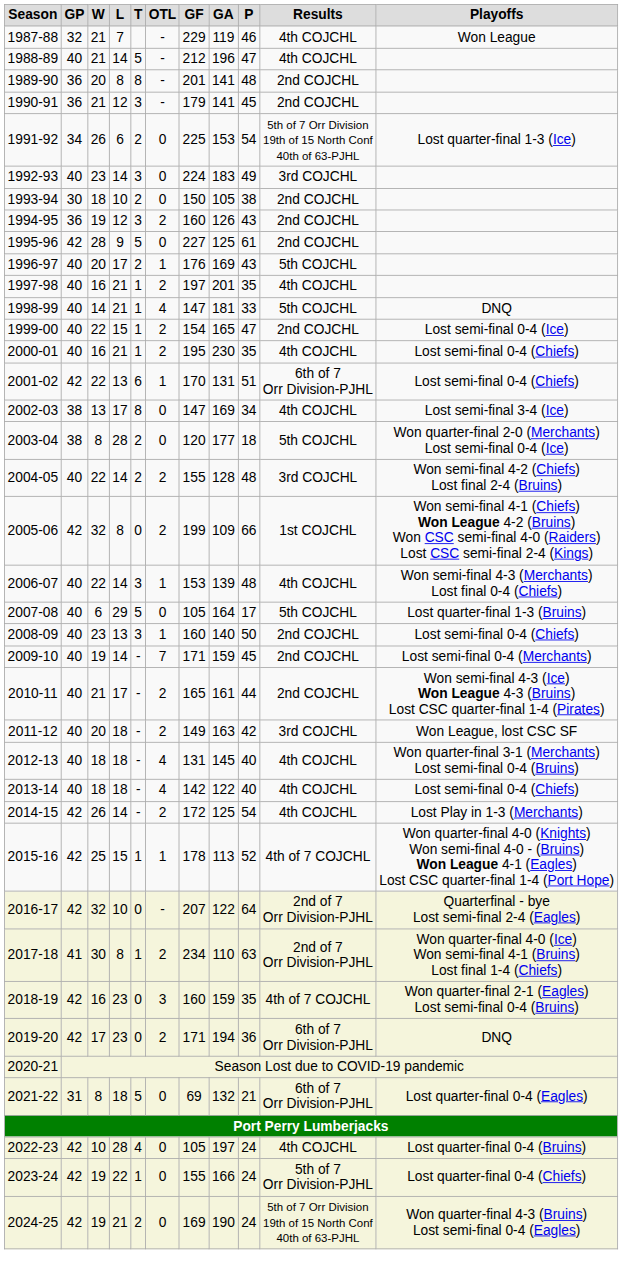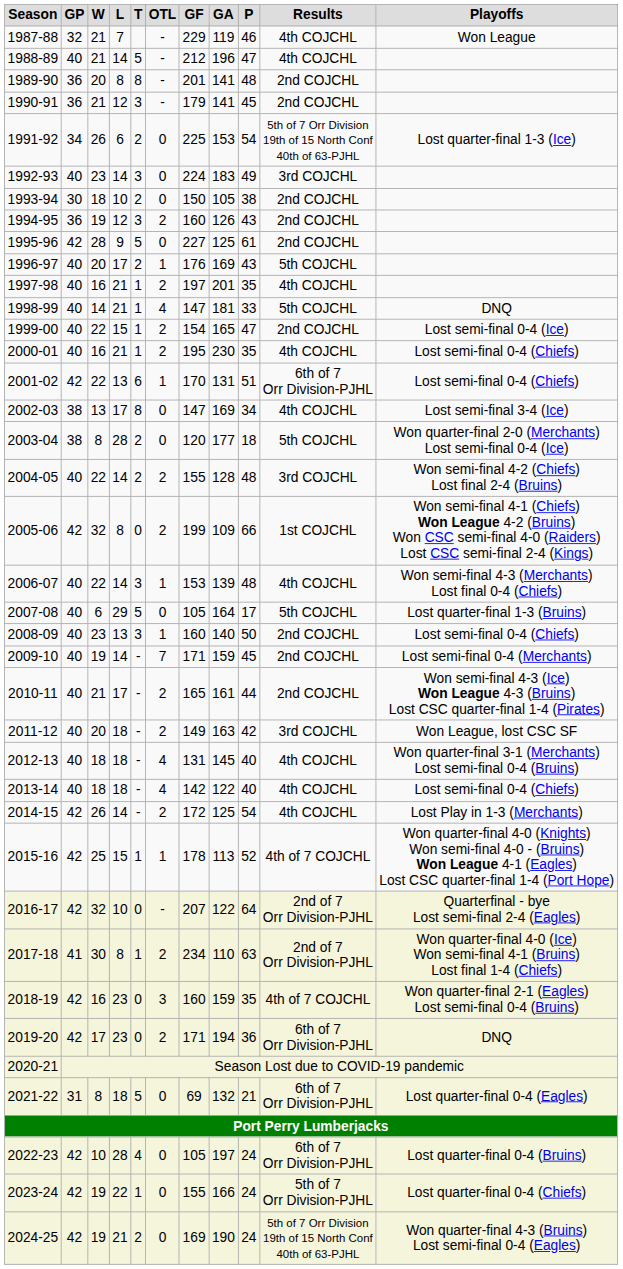(318, 1147) 4th COJCHL -> (318, 1155) 6th of 7 Orr Division-PJHL
